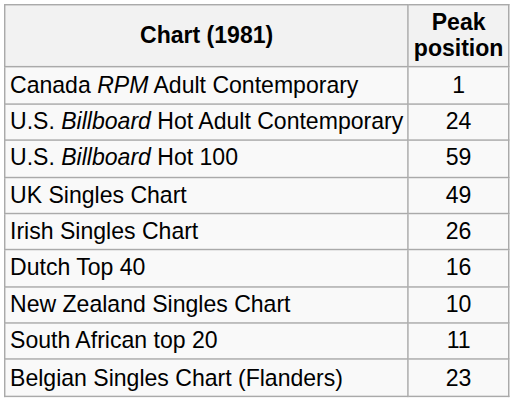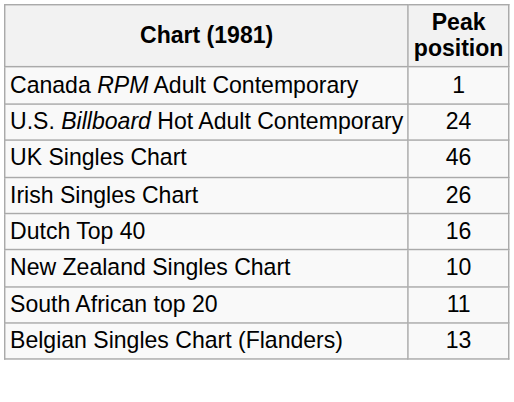- row: (124, 158)
(459, 194) 49 -> (459, 158) 46
(459, 377) 23 -> (459, 341) 13
